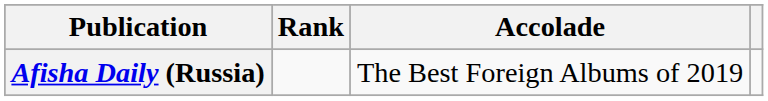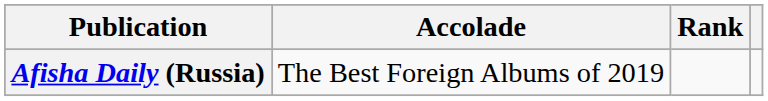columns swapped: (550, 26) <-> (311, 26)
